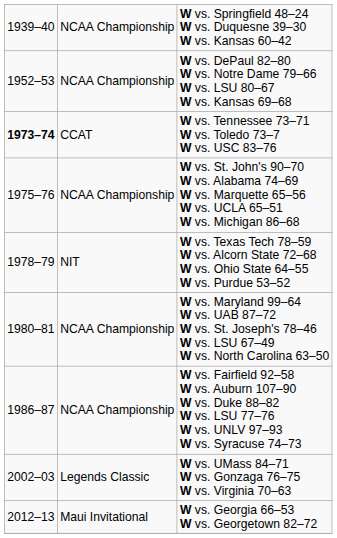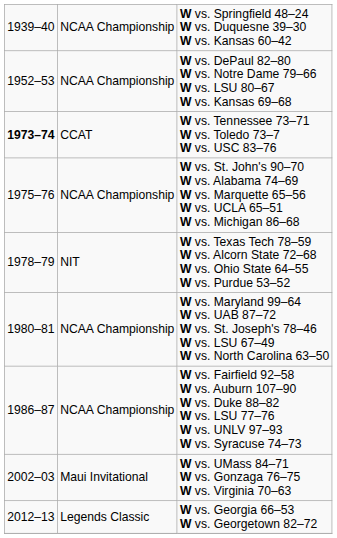(105, 477) Legends Classic -> (104, 477) Maui Invitational
(104, 517) Maui Invitational -> (105, 517) Legends Classic
